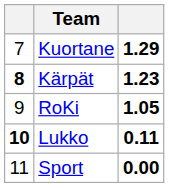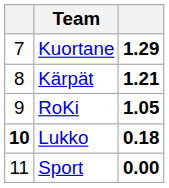(19, 78) bold -> (19, 78) normal
(141, 78) 1.23 -> (141, 78) 1.21
(141, 138) 0.11 -> (141, 138) 0.18
